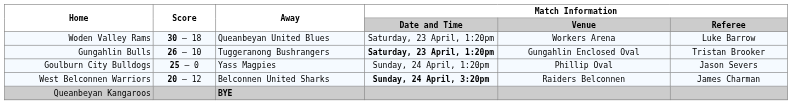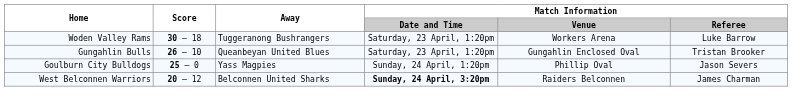(274, 38) Queanbeyan United Blues -> (274, 38) Tuggeranong Bushrangers
(274, 52) Tuggeranong Bushrangers -> (274, 52) Queanbeyan United Blues
(431, 52) bold -> (431, 52) normal
- row: (102, 93)
